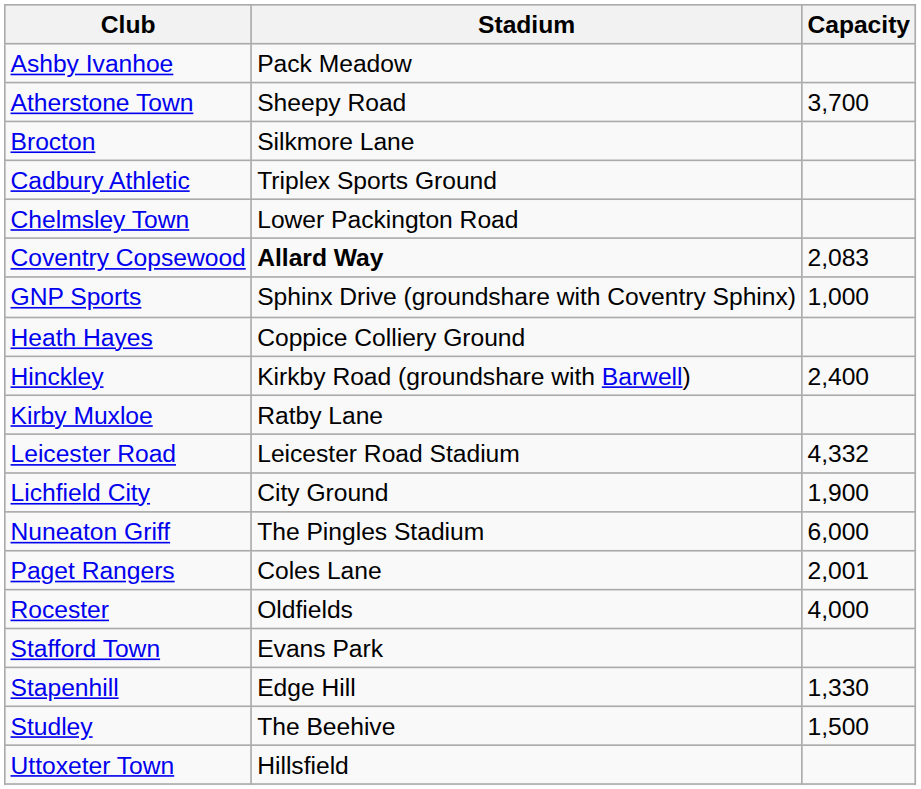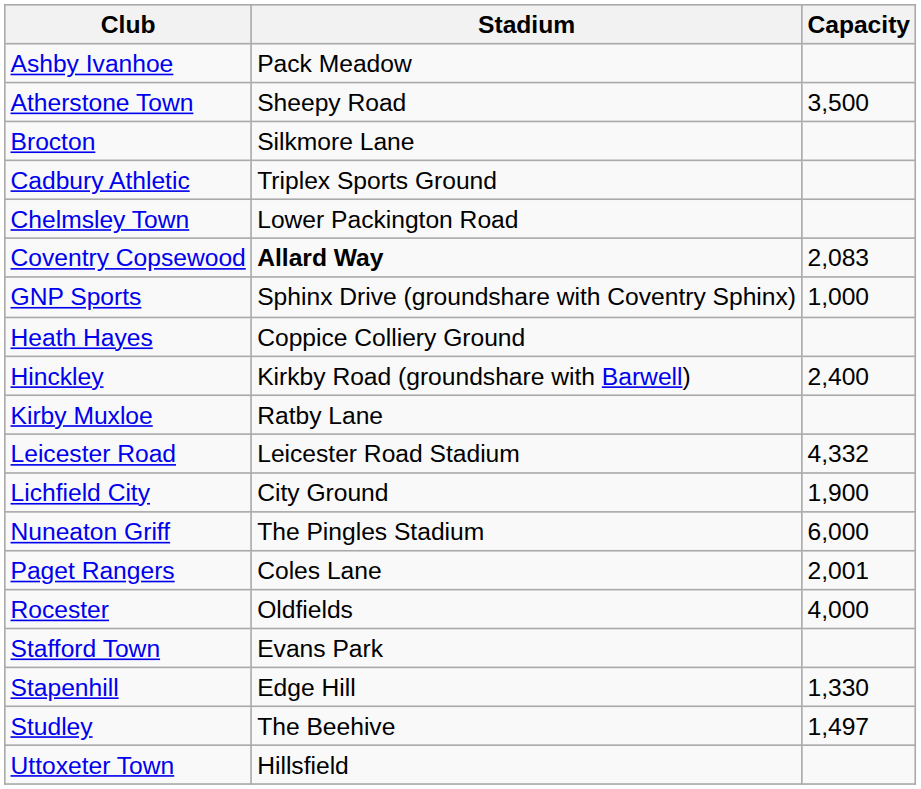(838, 102) 3,700 -> (838, 102) 3,500
(838, 726) 1,500 -> (838, 726) 1,497
